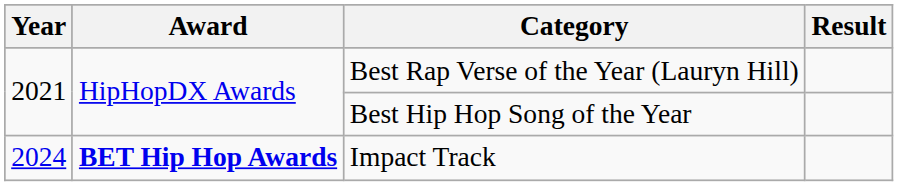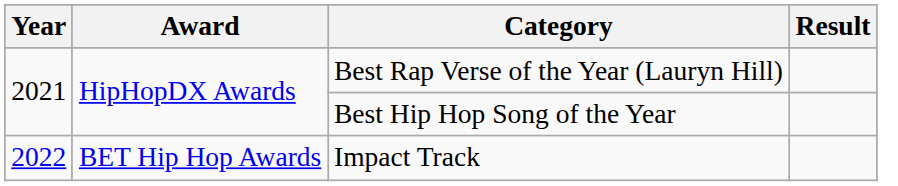(39, 157) 2024 -> (39, 157) 2022
(208, 157) bold -> (200, 157) normal
